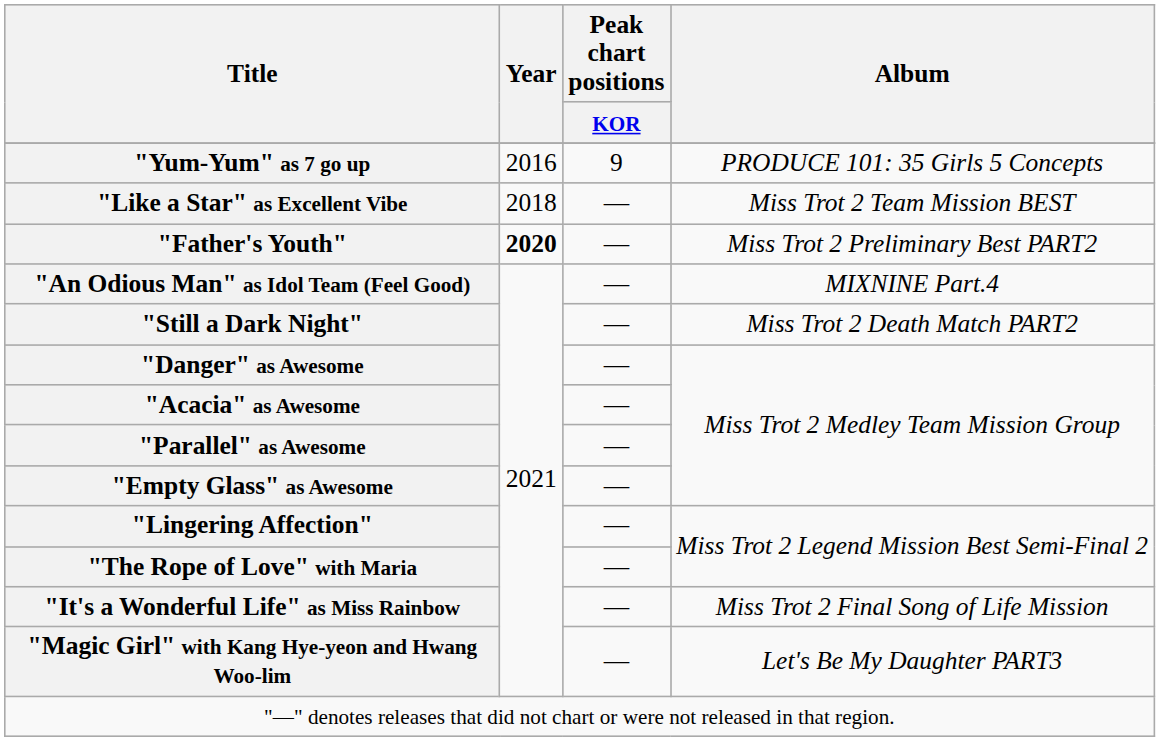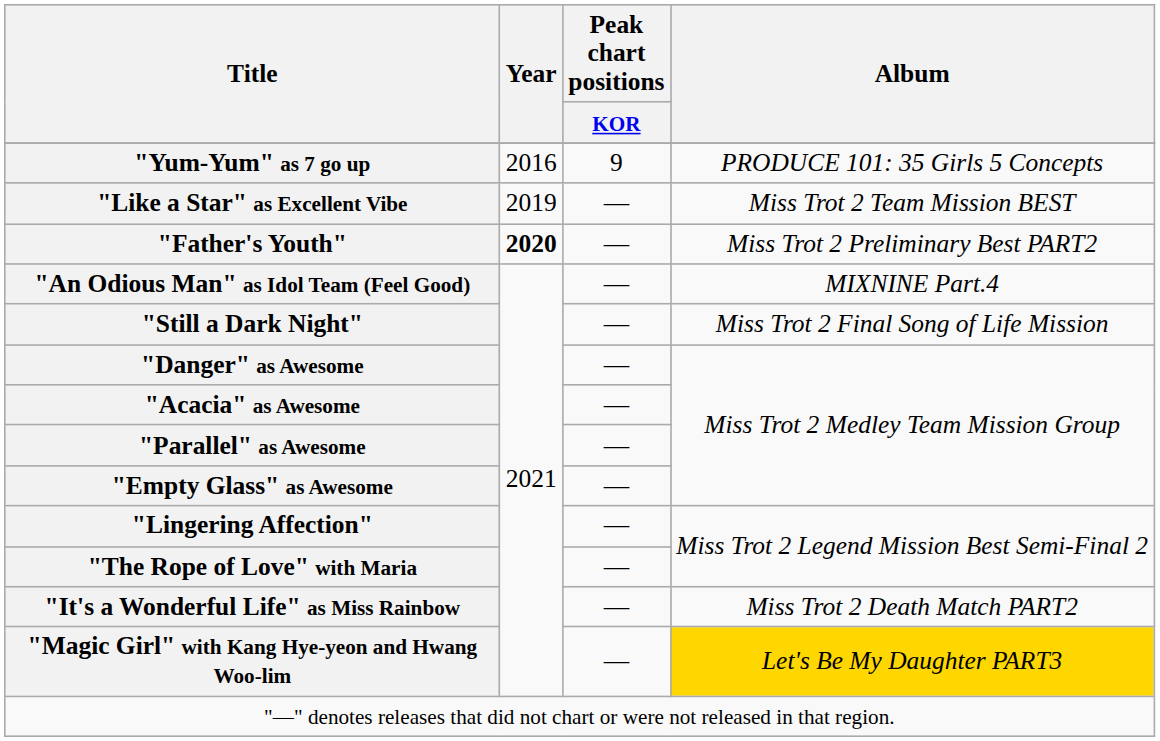(531, 202) 2018 -> (531, 202) 2019
(912, 323) Miss Trot 2 Death Match PART2 -> (912, 323) Miss Trot 2 Final Song of Life Mission
(912, 606) Miss Trot 2 Final Song of Life Mission -> (912, 606) Miss Trot 2 Death Match PART2
(912, 661) no background -> (912, 661) gold background
